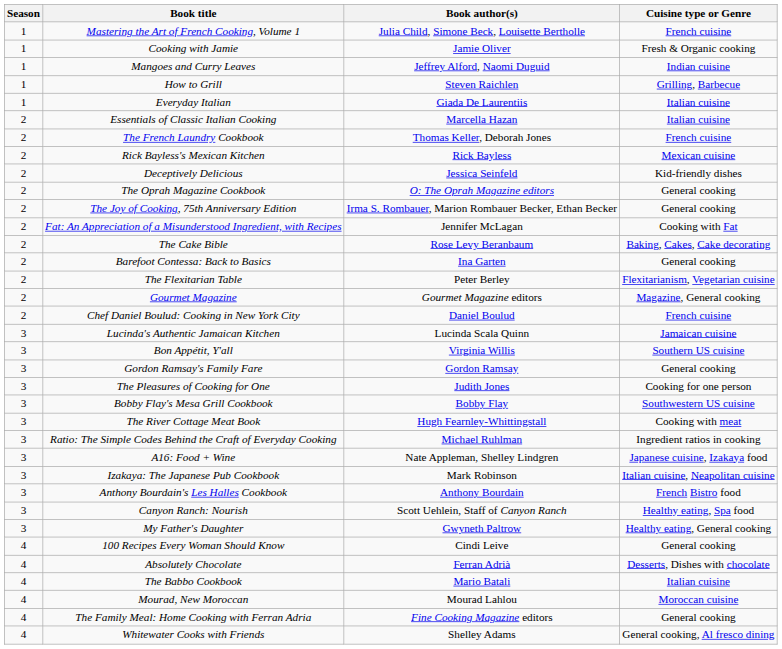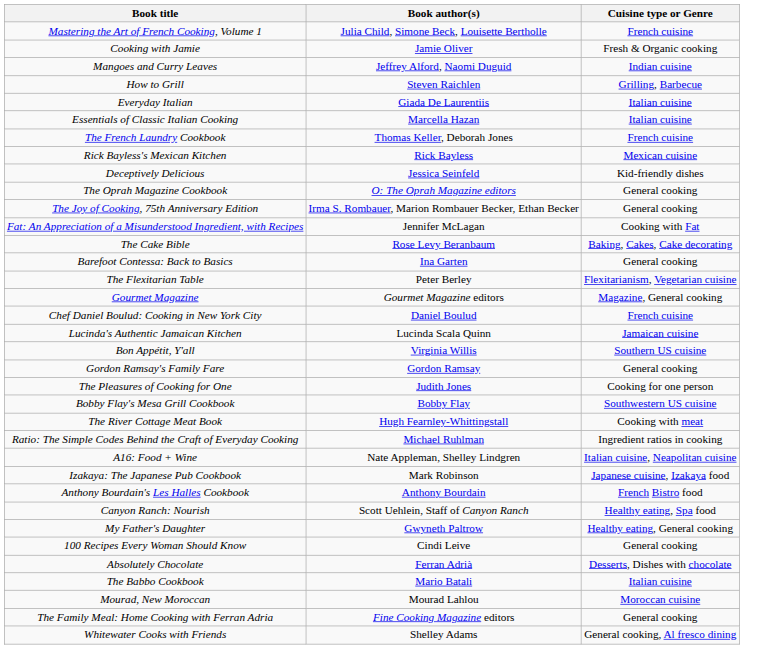- column: (23, 13)
(698, 457) Japanese cuisine, Izakaya food -> (660, 457) Italian cuisine, Neapolitan cuisine
(698, 475) Italian cuisine, Neapolitan cuisine -> (660, 475) Japanese cuisine, Izakaya food
